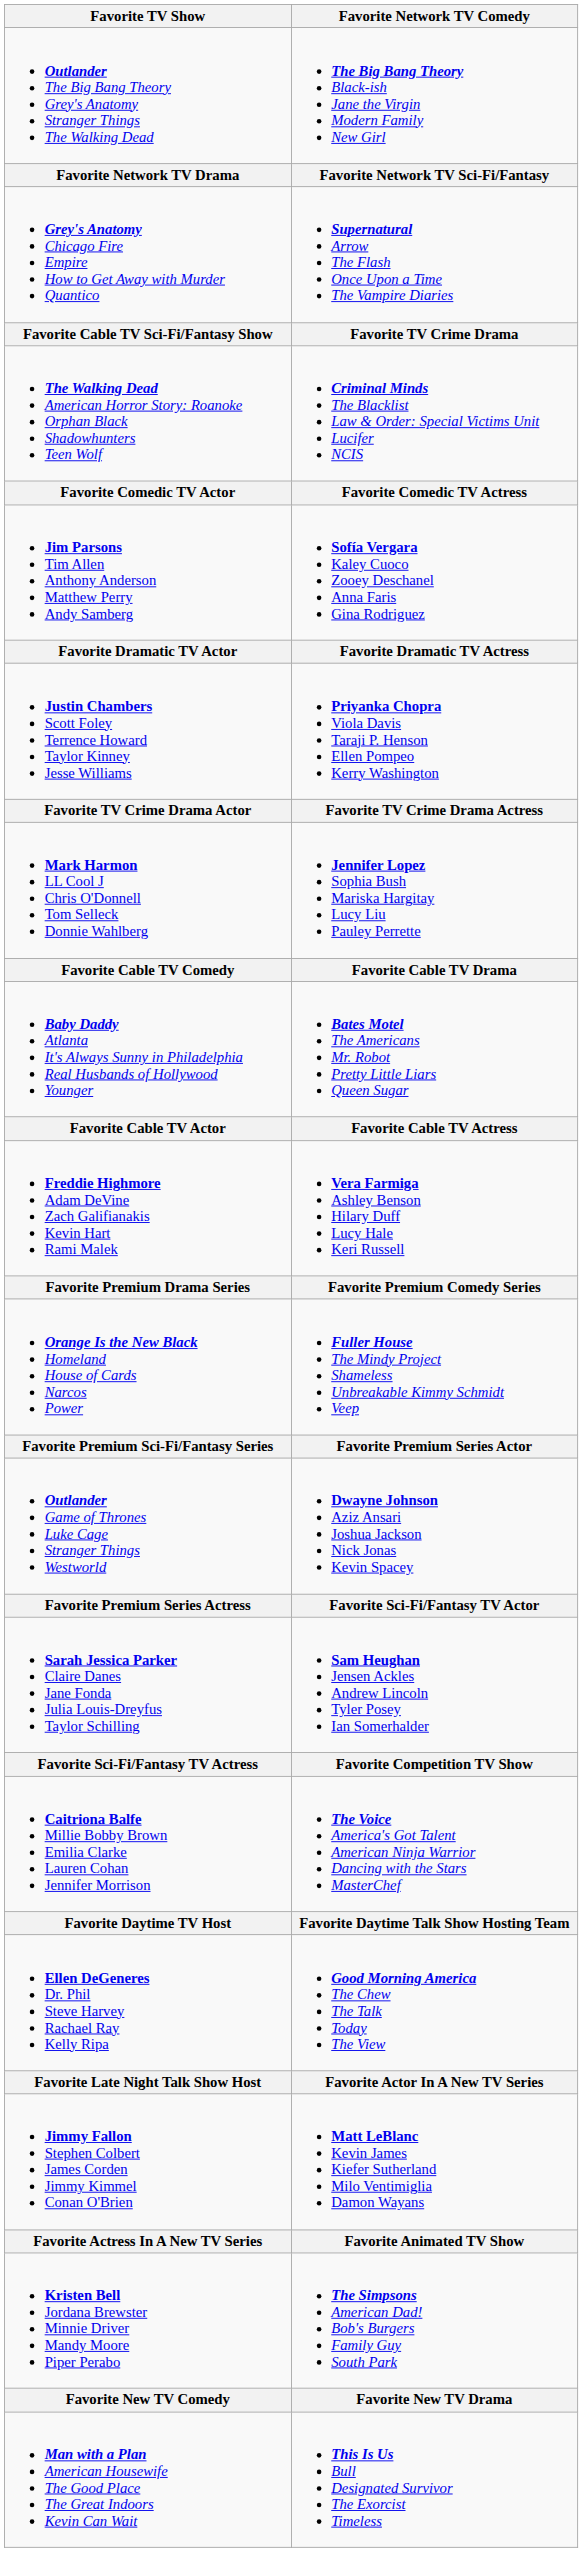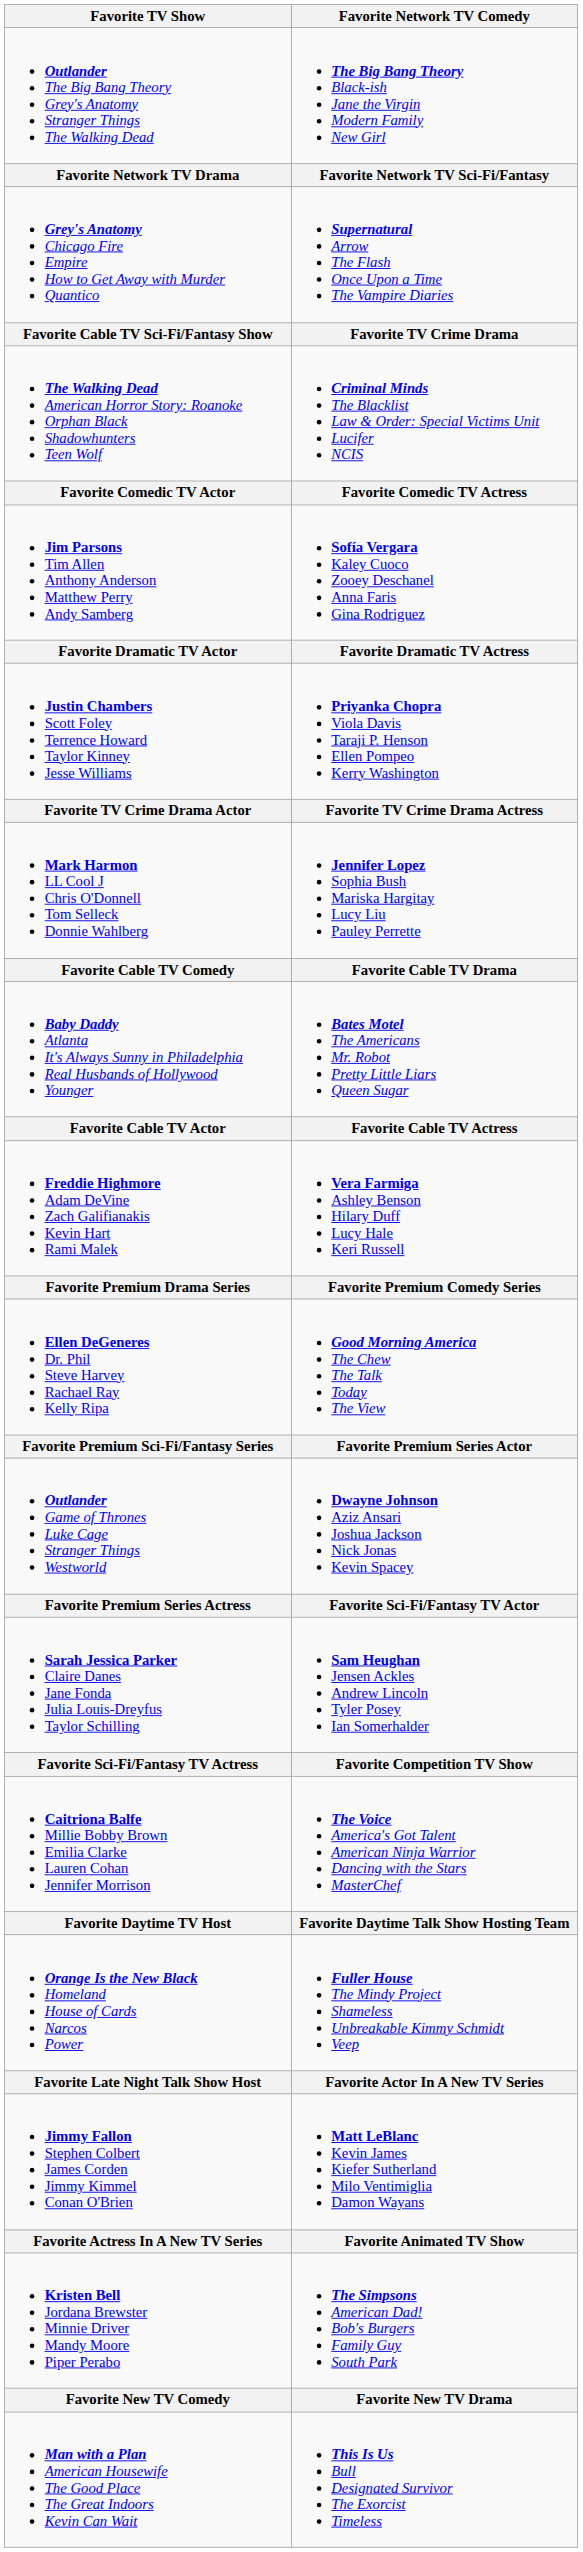rows swapped: (148, 1375) <-> (148, 2011)
